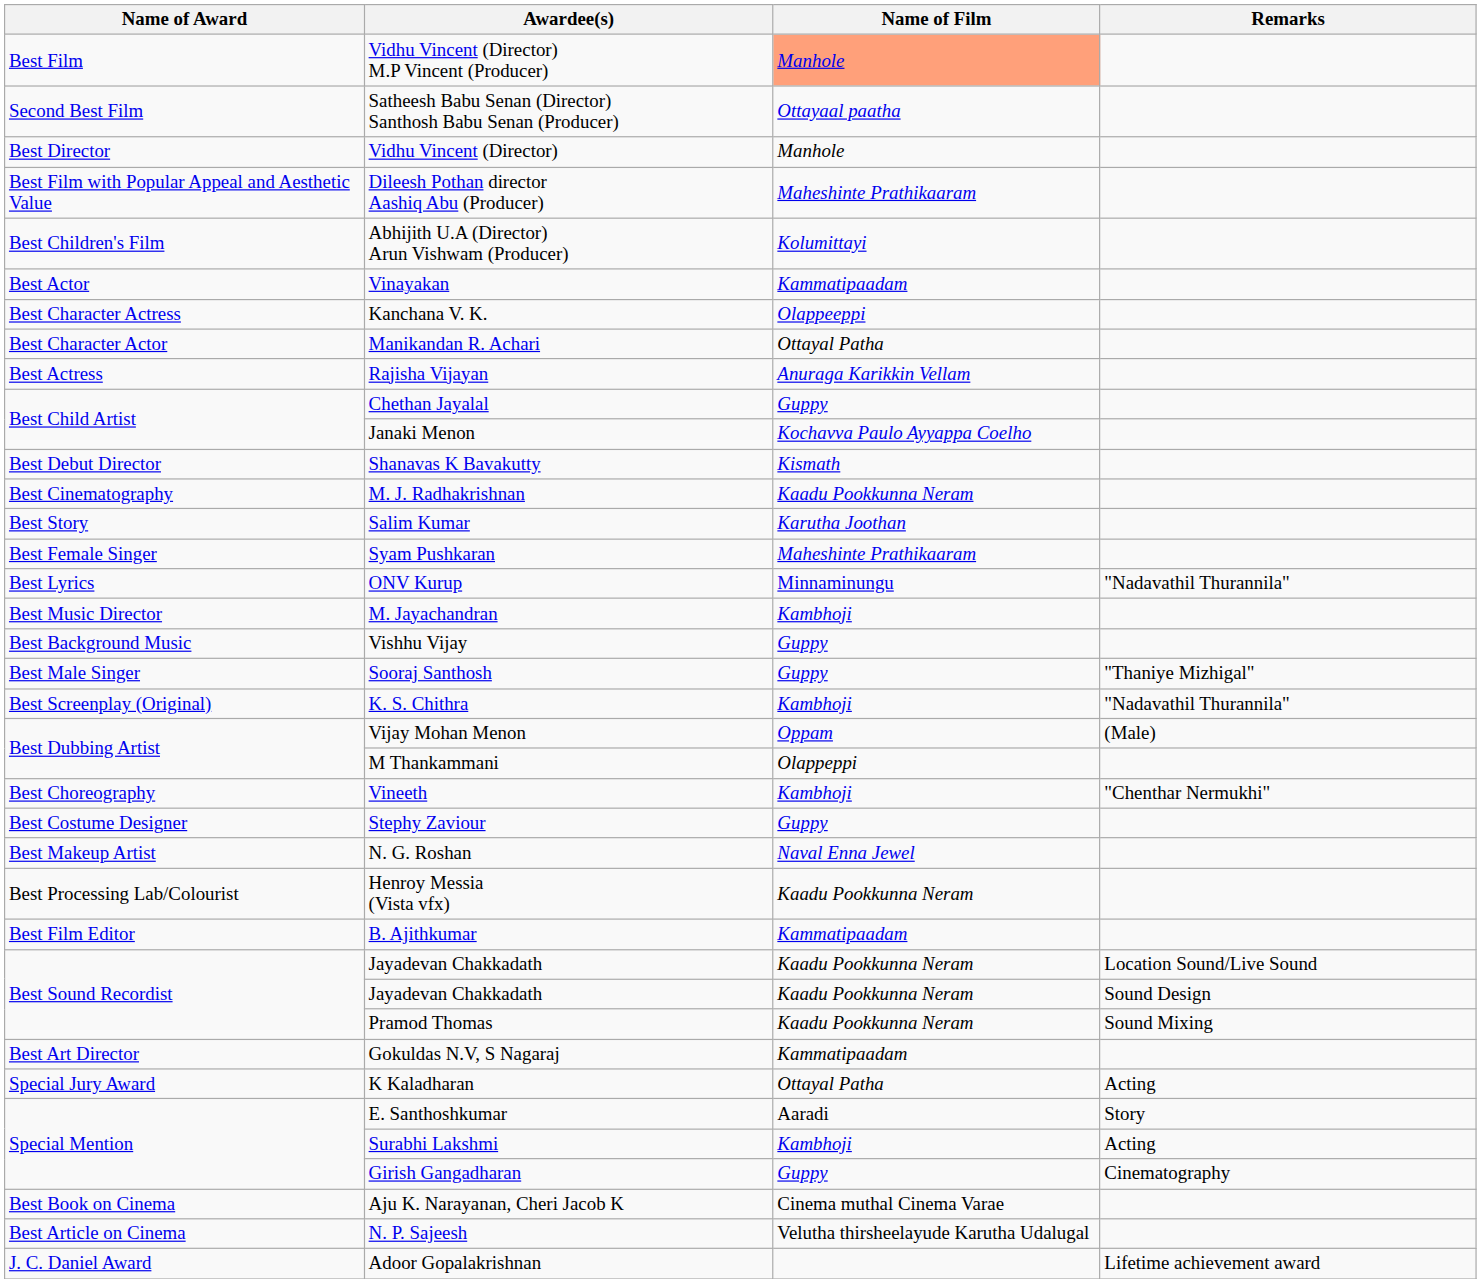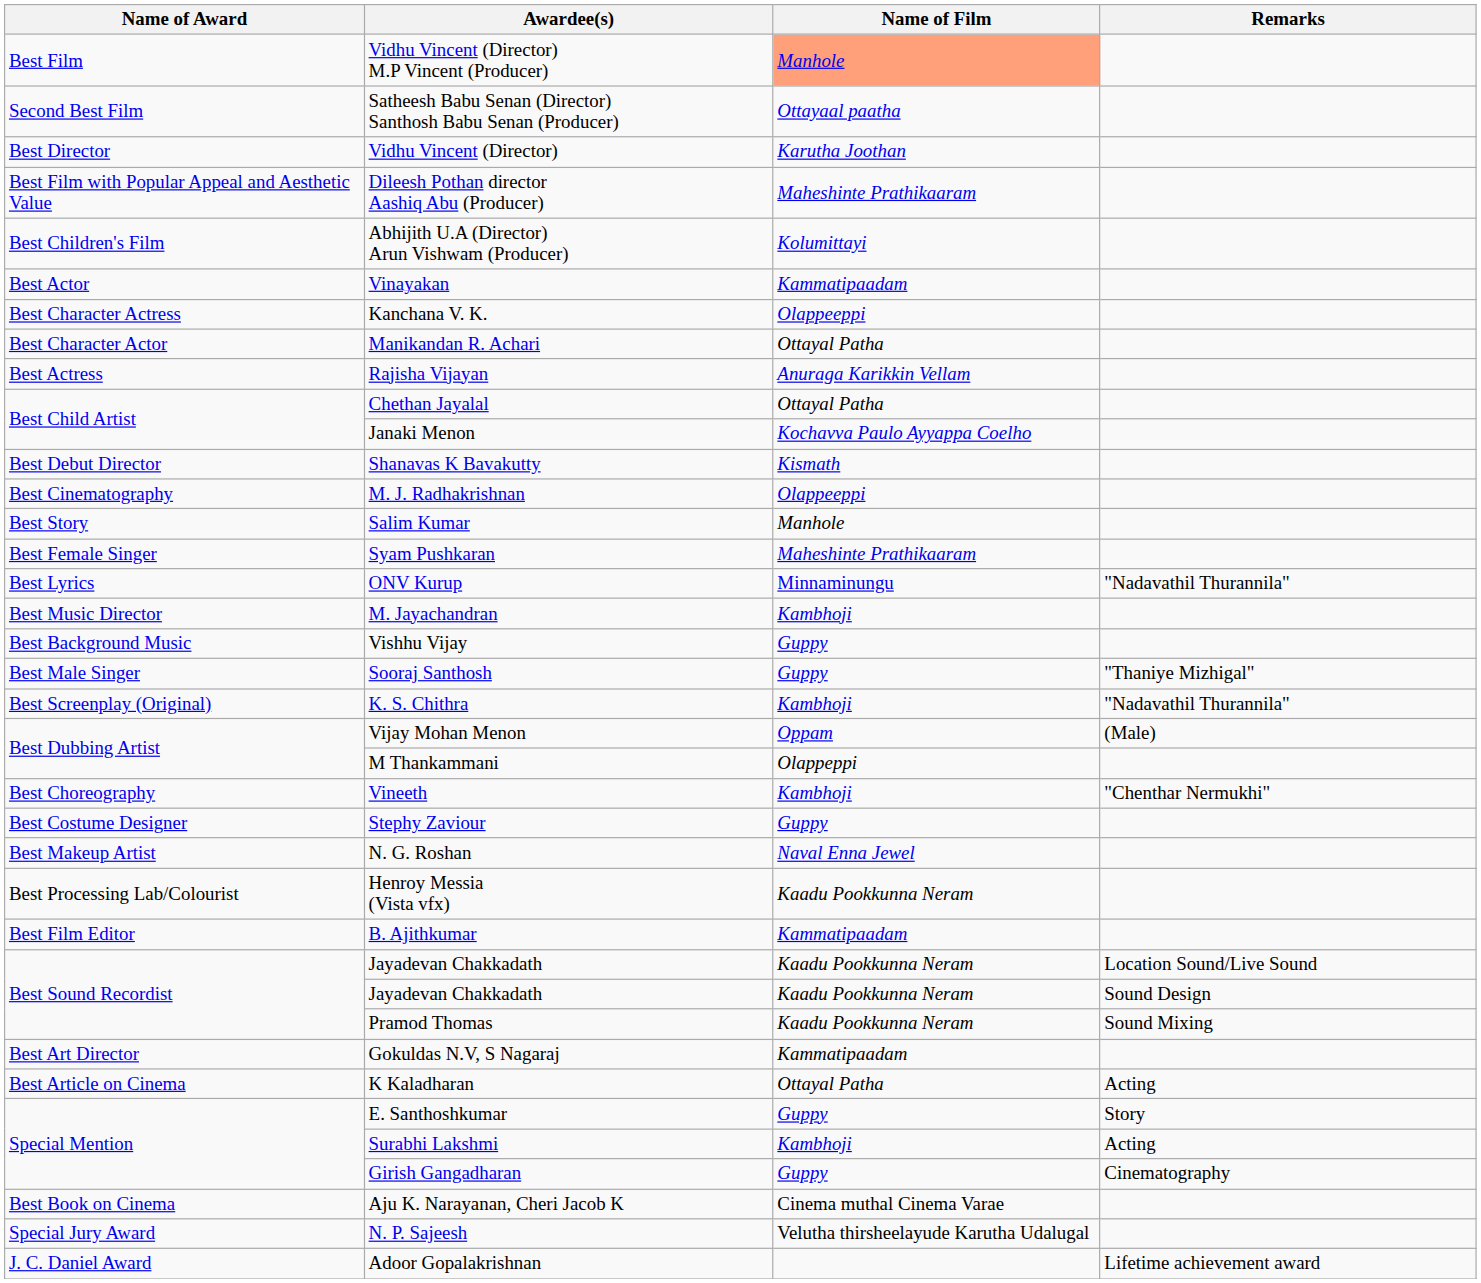(811, 151) Manhole -> (842, 151) Karutha Joothan
(803, 403) Guppy -> (831, 403) Ottayal Patha
(875, 493) Kaadu Pookkunna Neram -> (821, 493) Olappeeppi
(842, 523) Karutha Joothan -> (811, 523) Manhole
(82, 1083) Special Jury Award -> (97, 1083) Best Article on Cinema
(803, 1113) Aaradi -> (803, 1113) Guppy
(97, 1233) Best Article on Cinema -> (82, 1233) Special Jury Award
